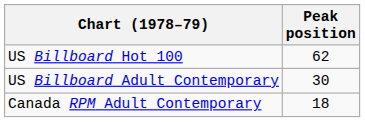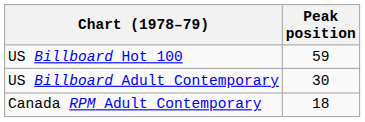(321, 57) 62 -> (321, 57) 59
